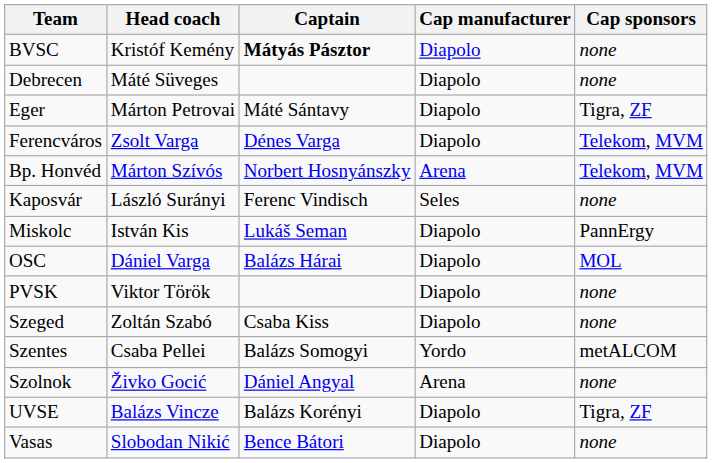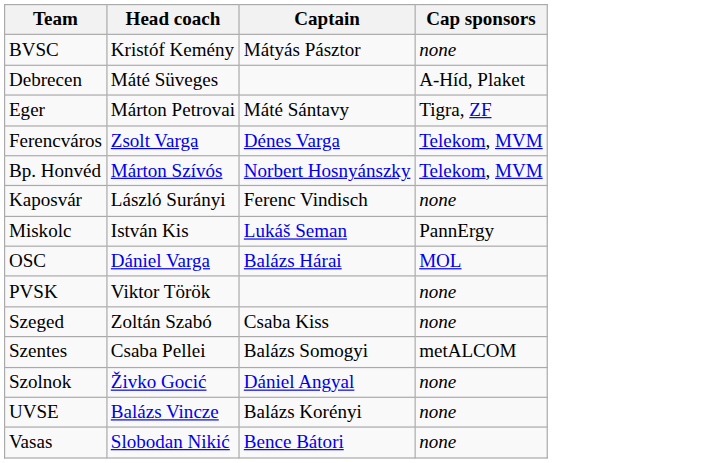- column: (495, 19)
(307, 49) bold -> (302, 49) normal
(598, 79) none -> (472, 79) A-Híd, Plaket
(616, 412) Tigra, ZF -> (438, 412) none
